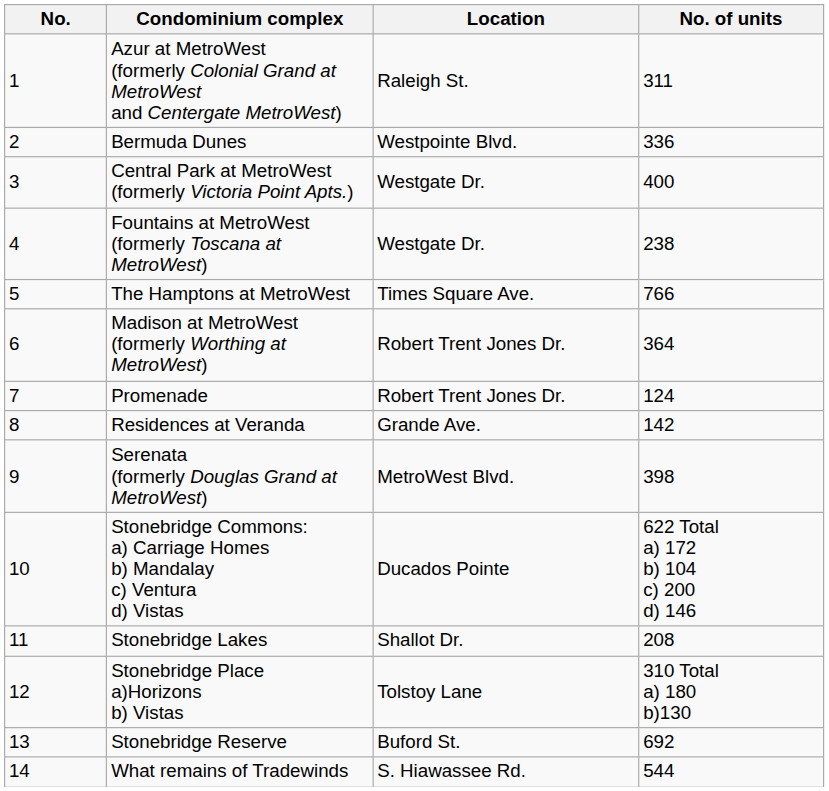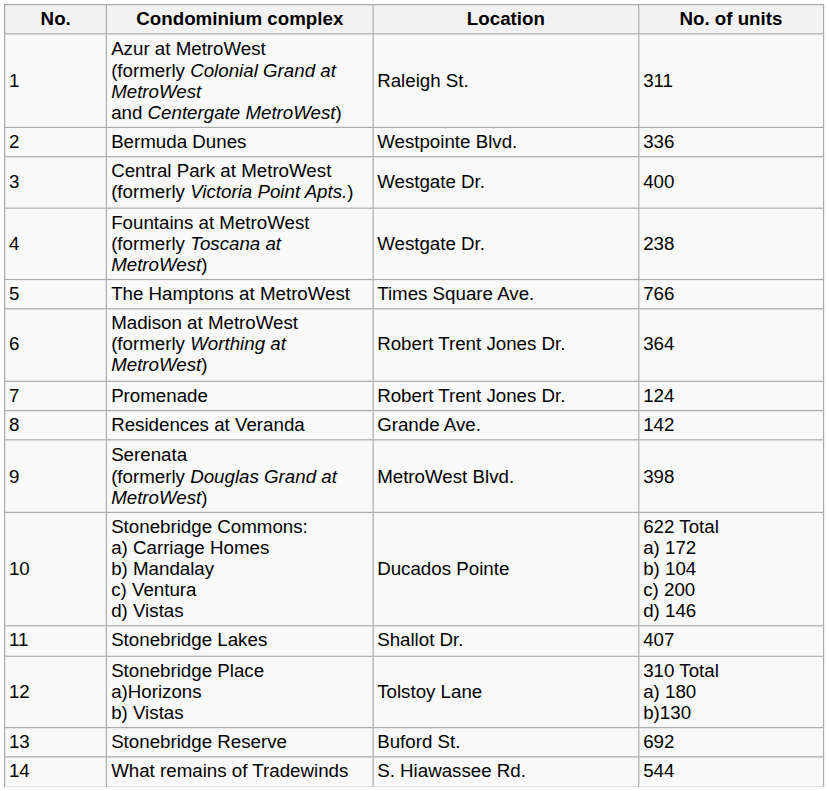(659, 640) 208 -> (659, 640) 407
